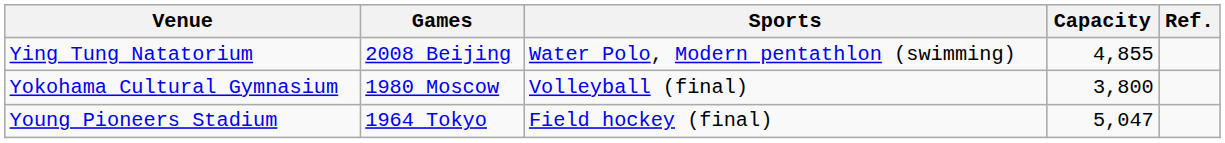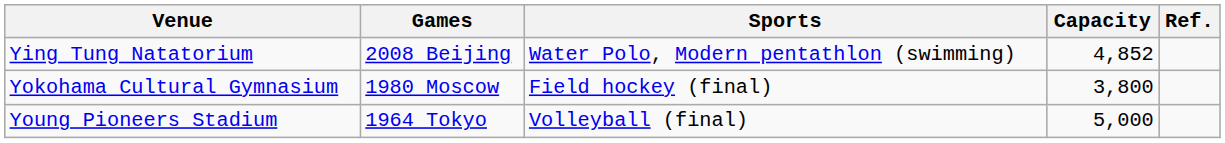(1123, 54) 4,855 -> (1123, 54) 4,852
(638, 87) Volleyball (final) -> (651, 87) Field hockey (final)
(651, 120) Field hockey (final) -> (638, 120) Volleyball (final)
(1123, 120) 5,047 -> (1123, 120) 5,000
